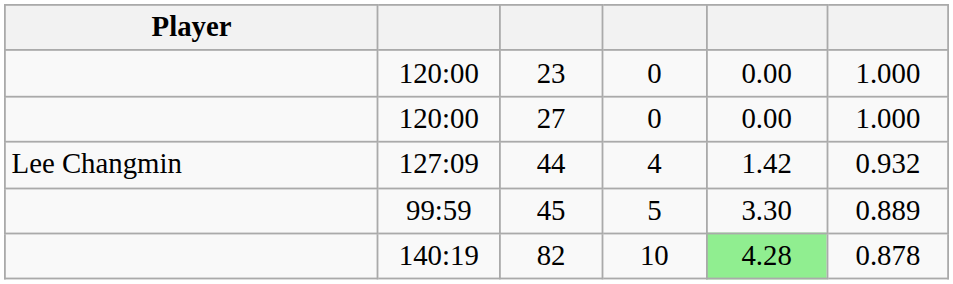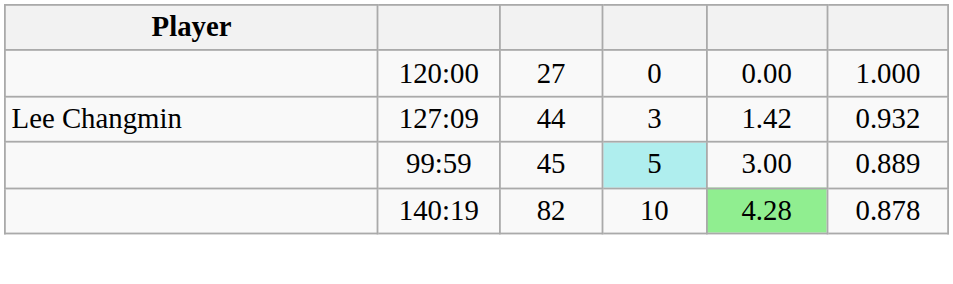- row: (551, 73)
(654, 164) 4 -> (654, 118) 3
(654, 210) no background -> (654, 164) paleturquoise background
(767, 210) 3.30 -> (767, 164) 3.00
